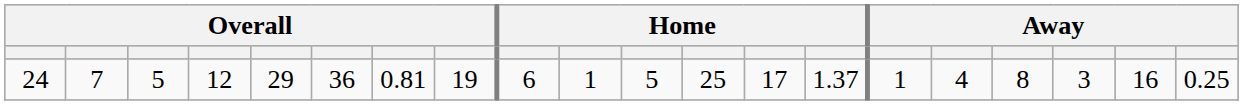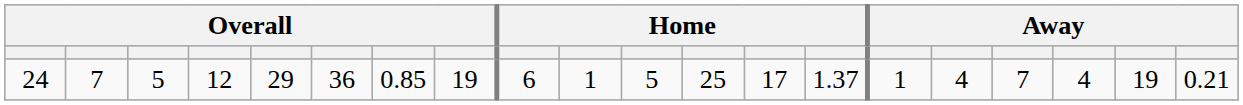(403, 79) 0.81 -> (403, 79) 0.85
(1023, 79) 8 -> (1023, 79) 7
(1084, 79) 3 -> (1084, 79) 4
(1145, 79) 16 -> (1145, 79) 19
(1207, 79) 0.25 -> (1207, 79) 0.21
